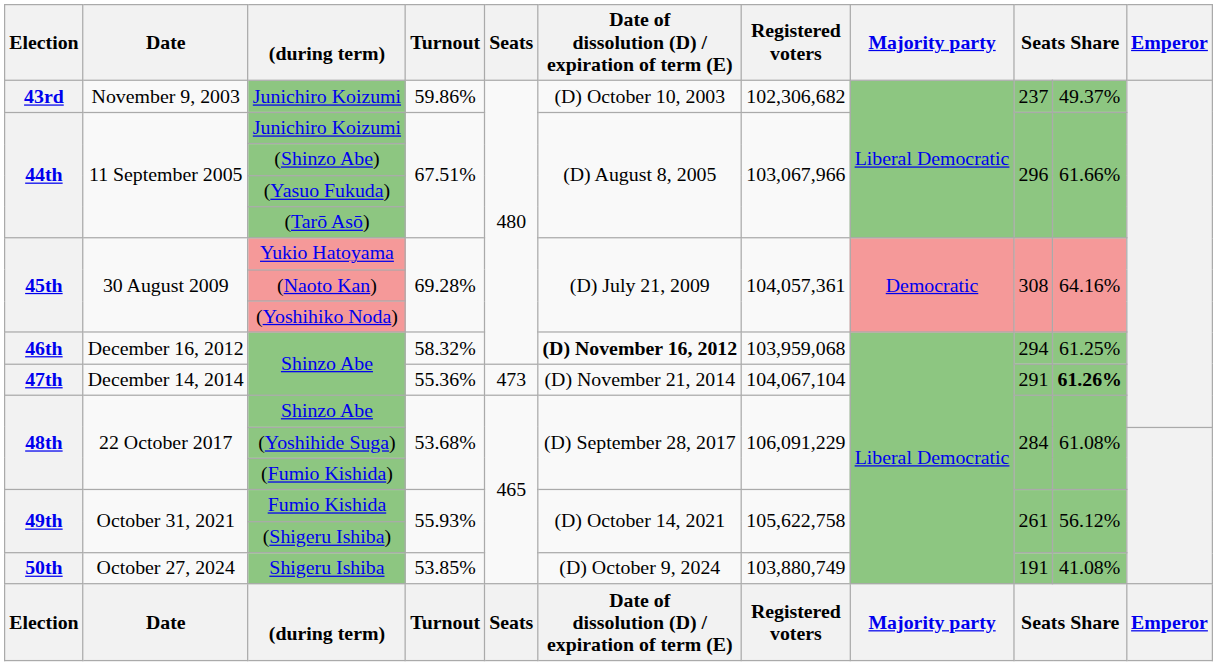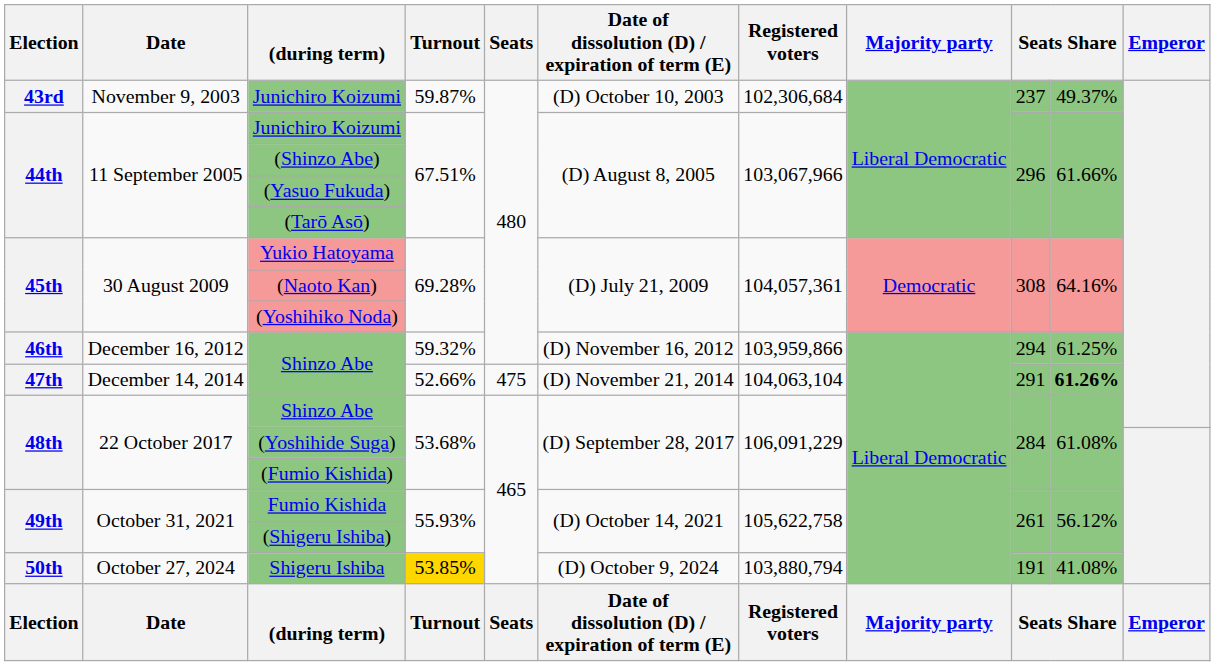(445, 96) 59.86% -> (445, 96) 59.87%
(796, 96) 102,306,682 -> (793, 96) 102,306,684
(445, 348) 58.32% -> (445, 348) 59.32%
(640, 348) bold -> (638, 348) normal
(796, 348) 103,959,068 -> (793, 348) 103,959,866
(445, 379) 55.36% -> (445, 379) 52.66%
(511, 379) 473 -> (511, 379) 475
(796, 379) 104,067,104 -> (793, 379) 104,063,104
(445, 568) no background -> (445, 568) gold background
(796, 568) 103,880,749 -> (793, 568) 103,880,794
